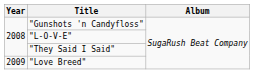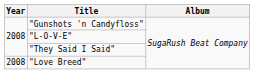(16, 62) 2009 -> (16, 62) 2008
